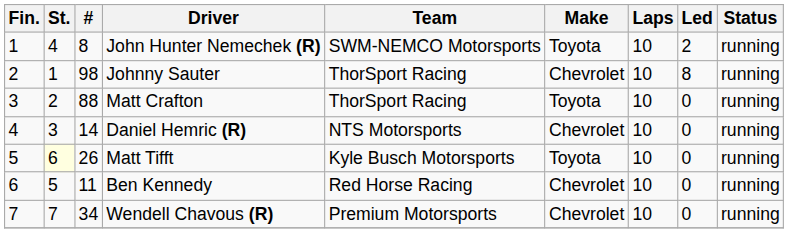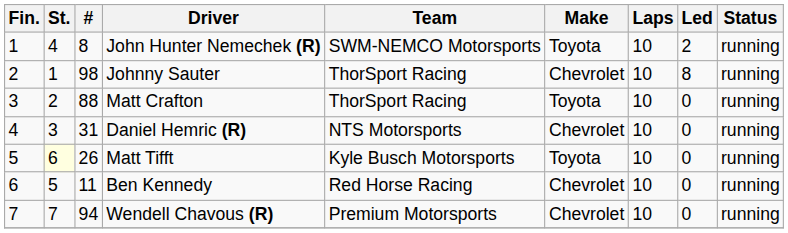(88, 130) 14 -> (88, 130) 31
(88, 213) 34 -> (88, 213) 94
